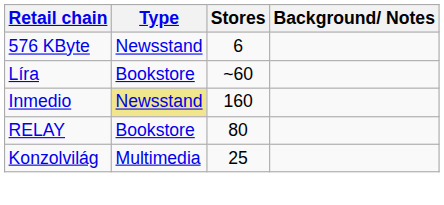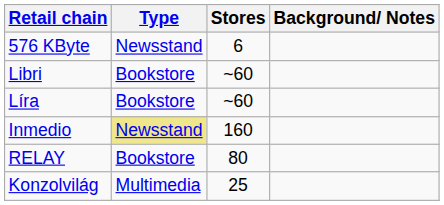+ row: (25, 74)
